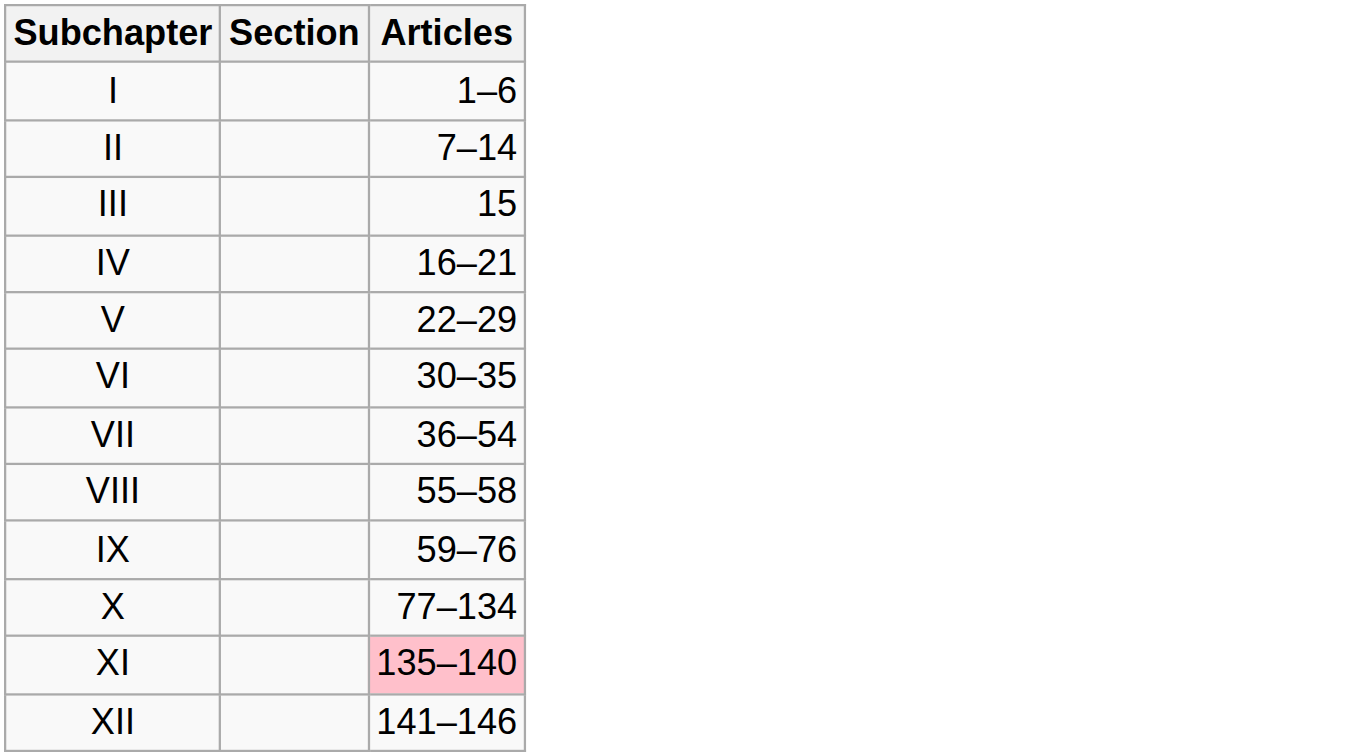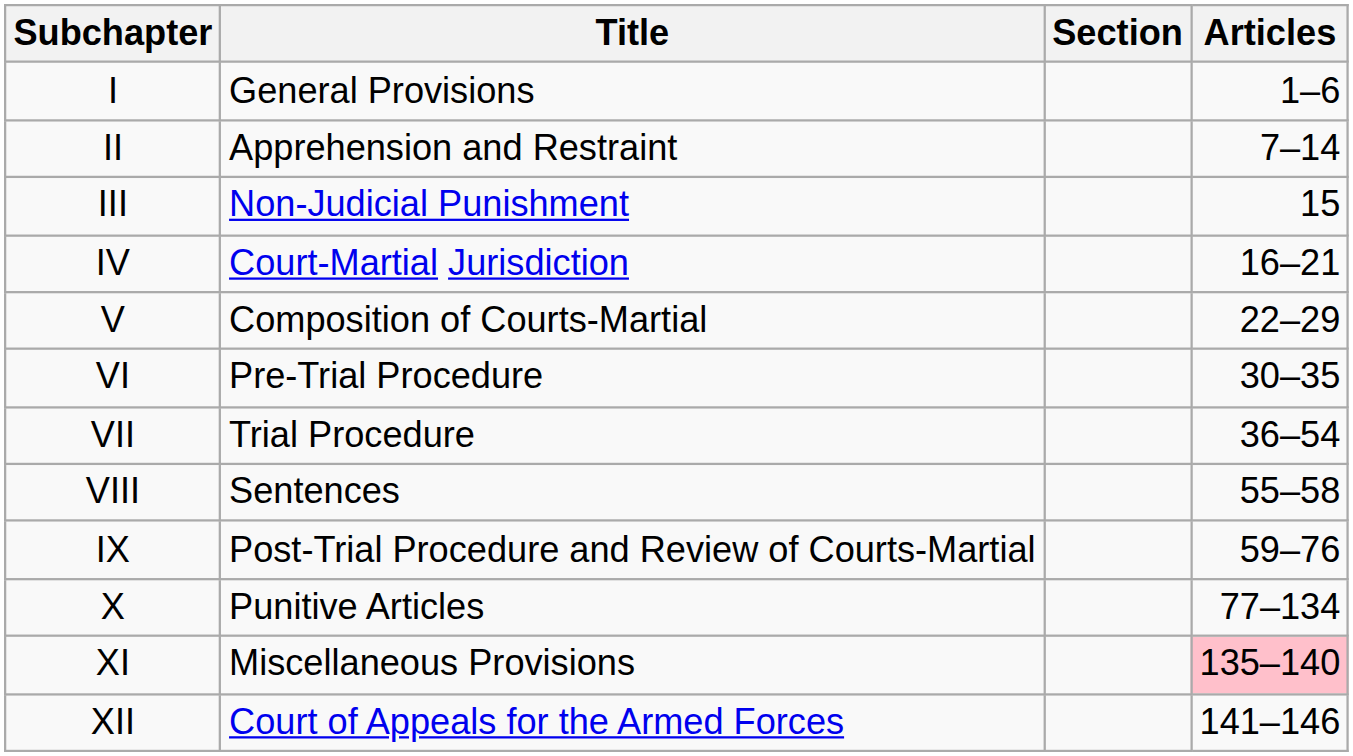+ column: (632, 33)
